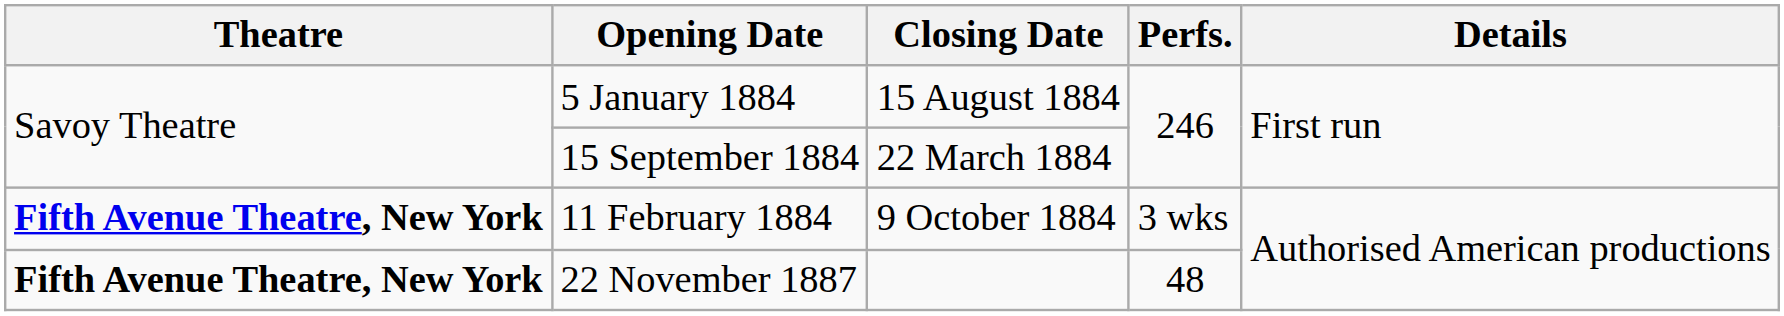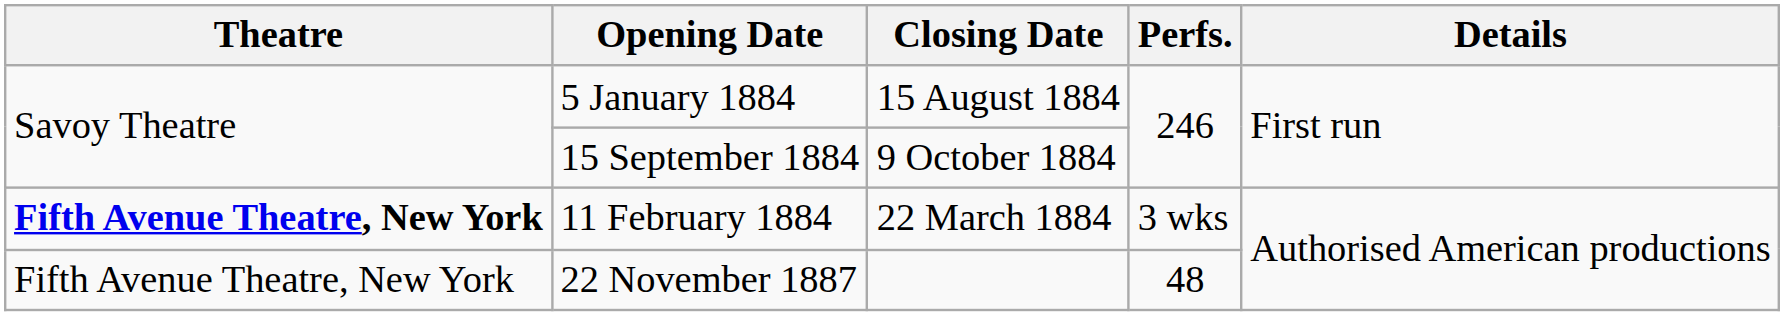(994, 156) 22 March 1884 -> (996, 156) 9 October 1884
(996, 217) 9 October 1884 -> (994, 217) 22 March 1884
(278, 278) bold -> (264, 278) normal
